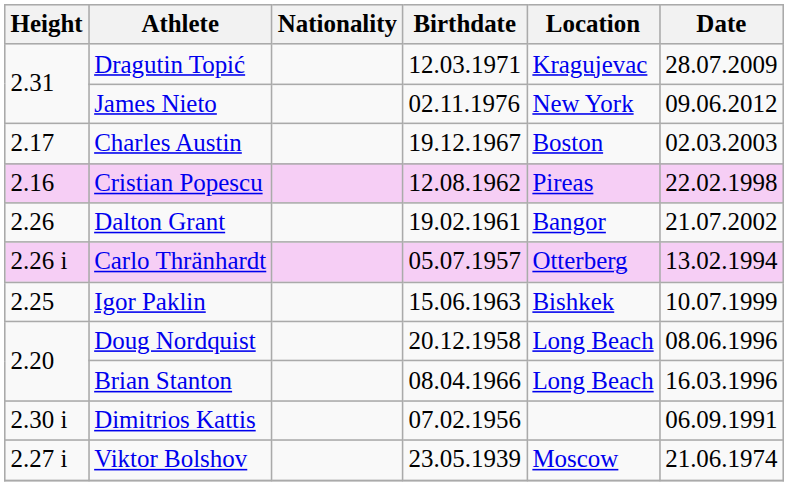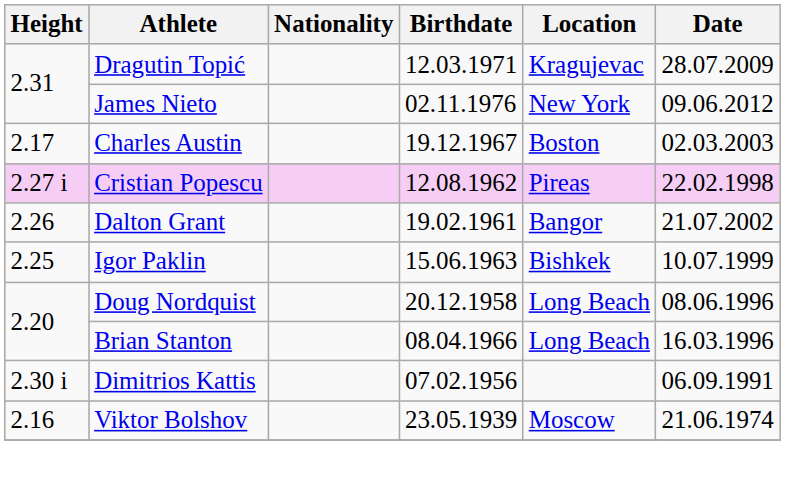(32, 182) 2.16 -> (39, 182) 2.27 i
- row: (180, 261)
(39, 459) 2.27 i -> (32, 420) 2.16
